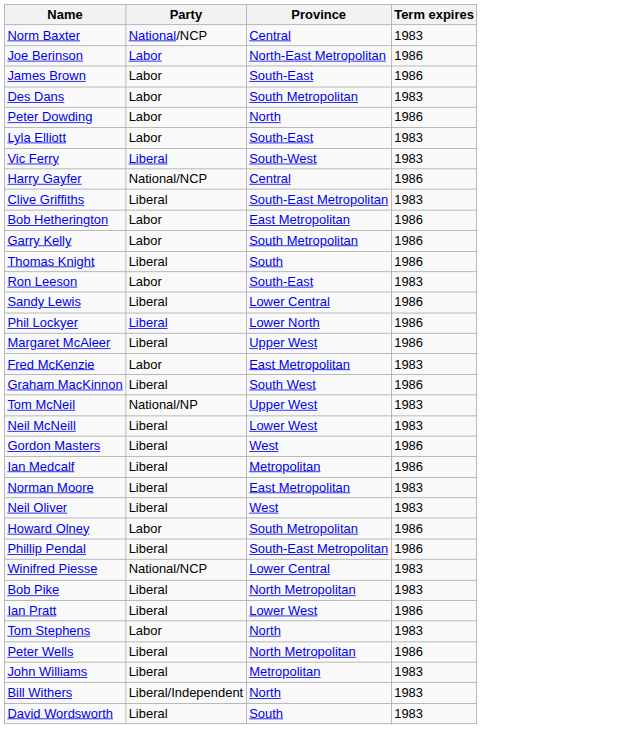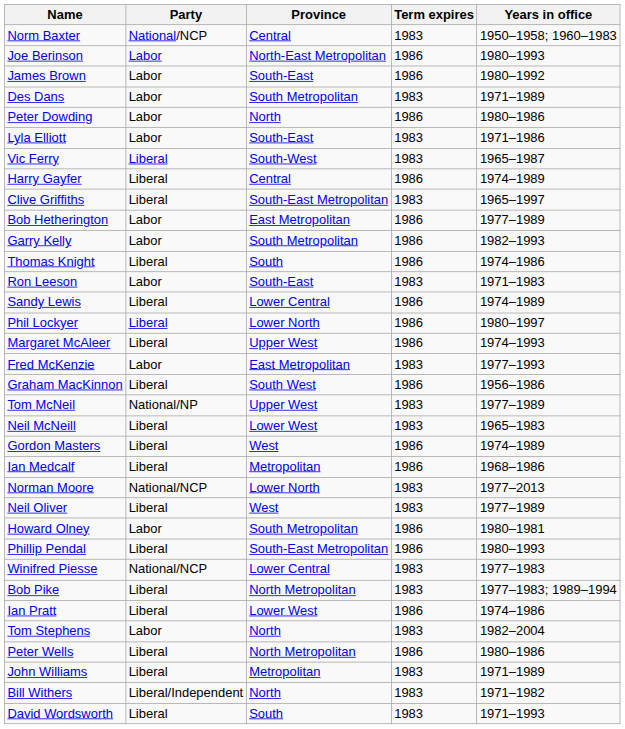+ column: (548, 14)
(168, 179) National/NCP -> (148, 179) Liberal
(148, 487) Liberal -> (168, 487) National/NCP
(300, 487) East Metropolitan -> (284, 487) Lower North
